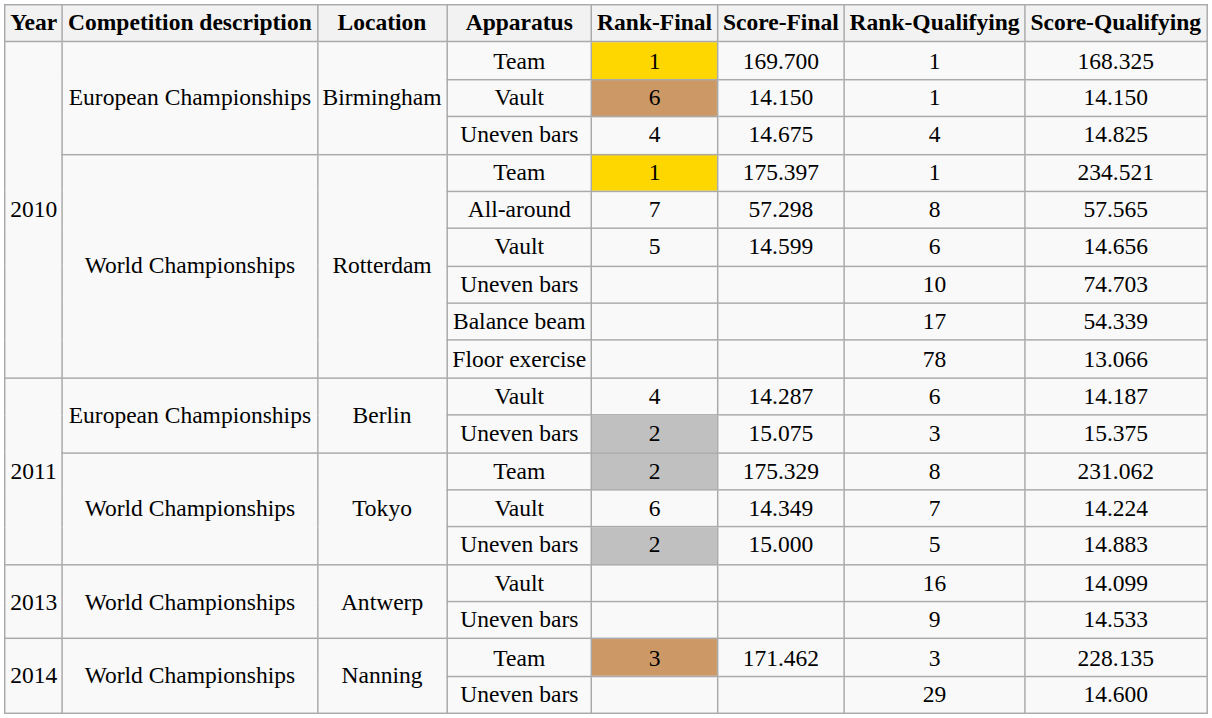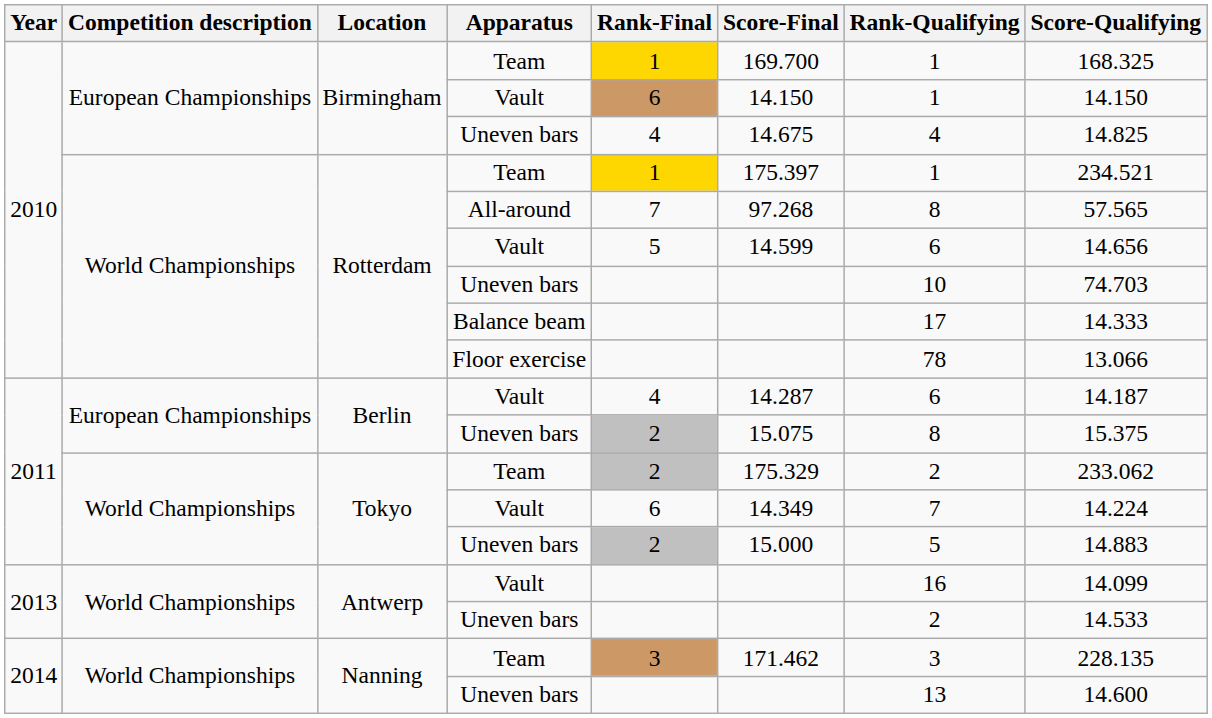(781, 209) 57.298 -> (781, 209) 97.268
(1116, 321) 54.339 -> (1116, 321) 14.333
(935, 433) 3 -> (935, 433) 8
(935, 470) 8 -> (935, 470) 2
(1116, 470) 231.062 -> (1116, 470) 233.062
(935, 619) 9 -> (935, 619) 2
(935, 694) 29 -> (935, 694) 13
